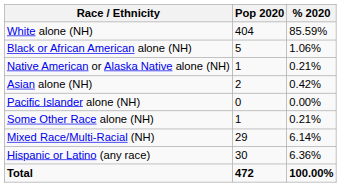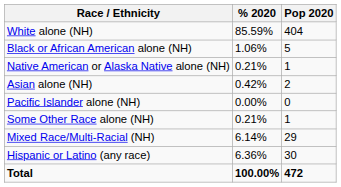columns swapped: (260, 13) <-> (311, 13)
